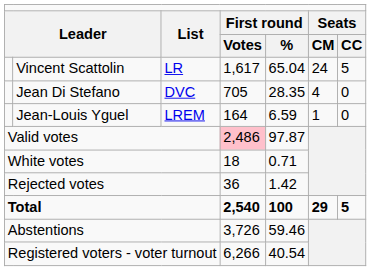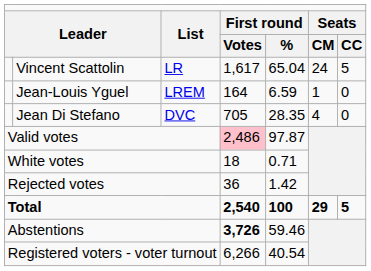rows swapped: (68, 92) <-> (72, 115)
(242, 230) normal -> (242, 230) bold
